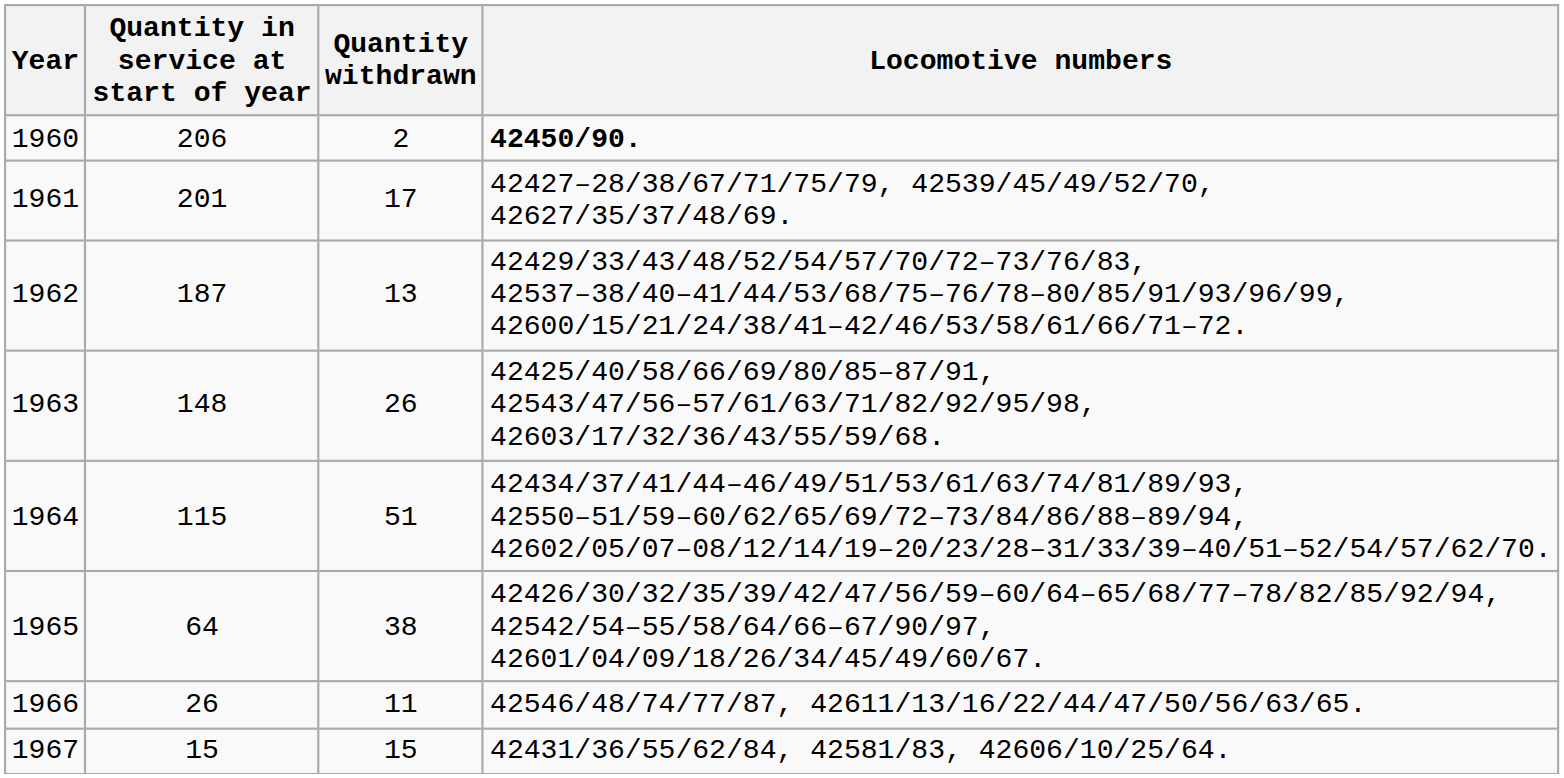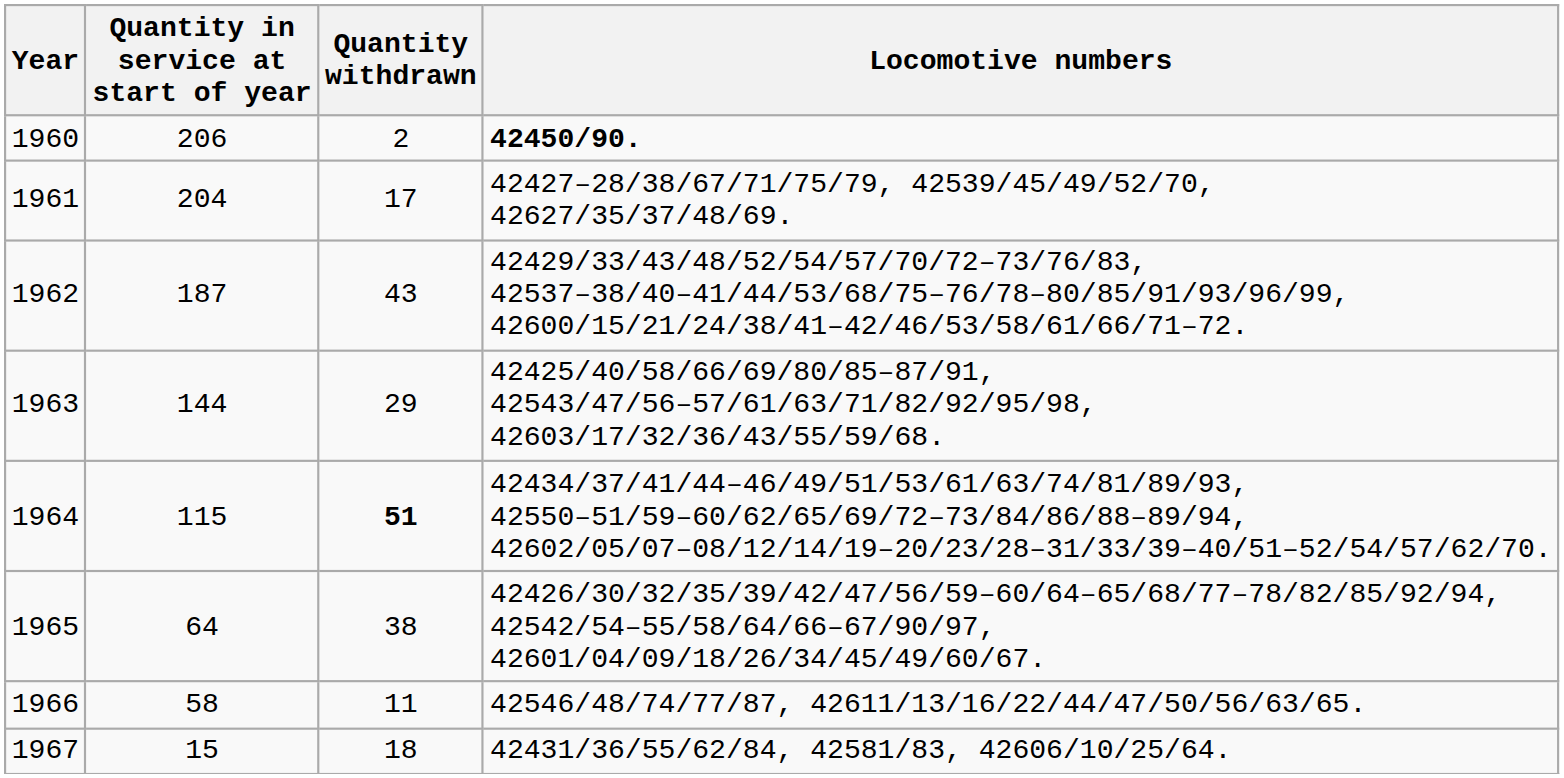(202, 200) 201 -> (202, 200) 204
(401, 295) 13 -> (401, 295) 43
(202, 405) 148 -> (202, 405) 144
(401, 405) 26 -> (401, 405) 29
(401, 516) normal -> (401, 516) bold
(202, 705) 26 -> (202, 705) 58
(401, 750) 15 -> (401, 750) 18
